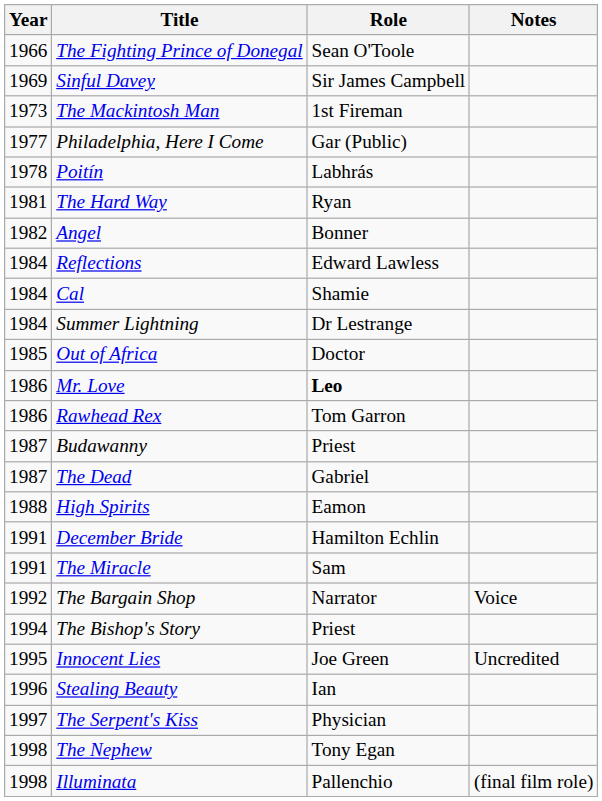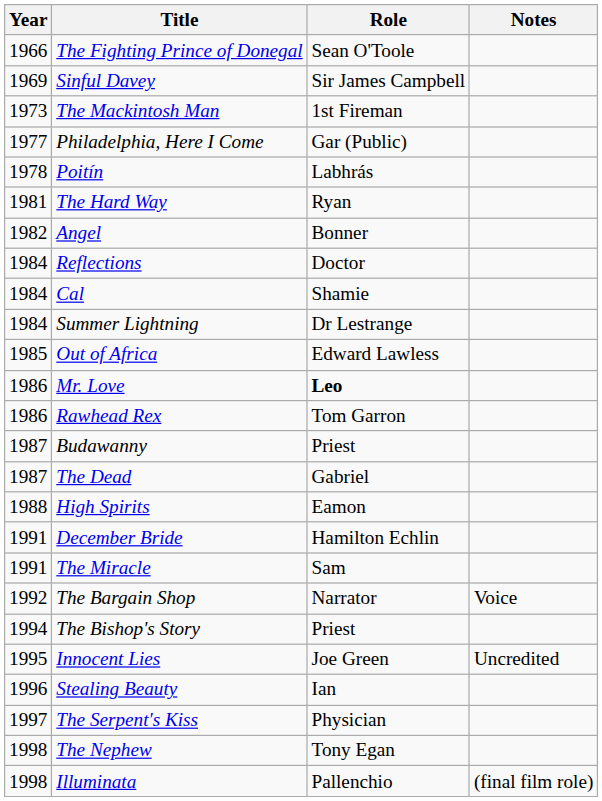(375, 263) Edward Lawless -> (338, 263) Doctor
(338, 354) Doctor -> (375, 354) Edward Lawless
